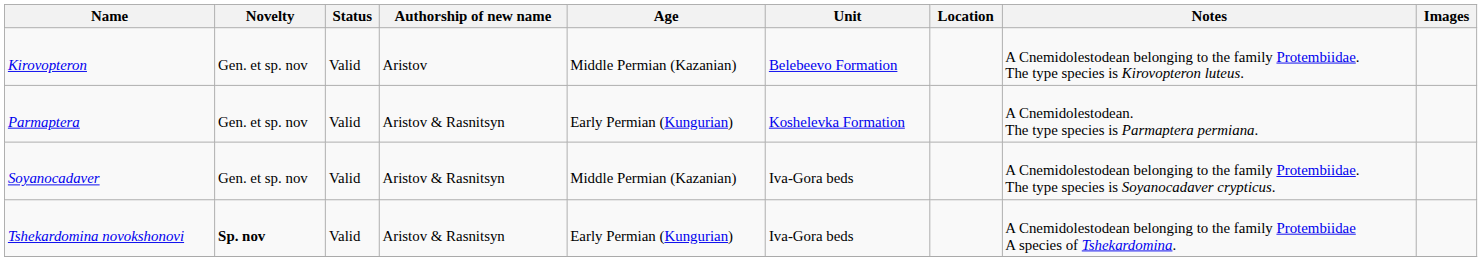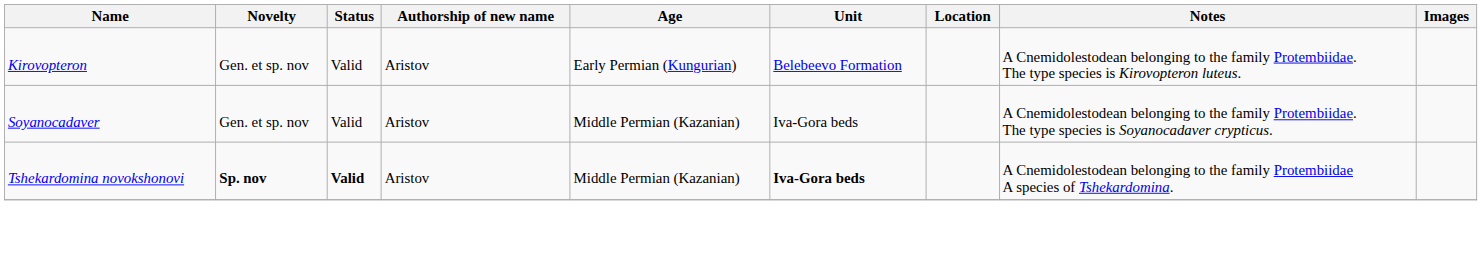(653, 65) Middle Permian (Kazanian) -> (655, 65) Early Permian (Kungurian)
- row: (44, 122)
(444, 179) Aristov & Rasnitsyn -> (407, 122) Aristov
(345, 236) normal -> (348, 179) bold
(444, 236) Aristov & Rasnitsyn -> (407, 179) Aristov
(652, 236) Early Permian (Kungurian) -> (657, 179) Middle Permian (Kazanian)
(811, 236) normal -> (819, 179) bold
